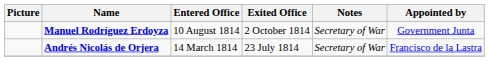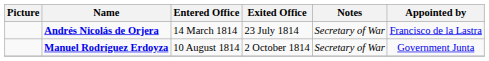rows swapped: (102, 47) <-> (106, 30)
